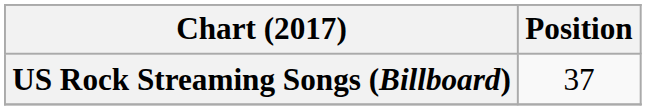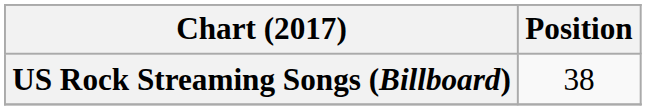(579, 78) 37 -> (579, 78) 38
